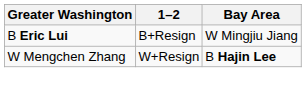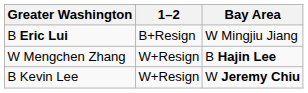+ row: (43, 77)
